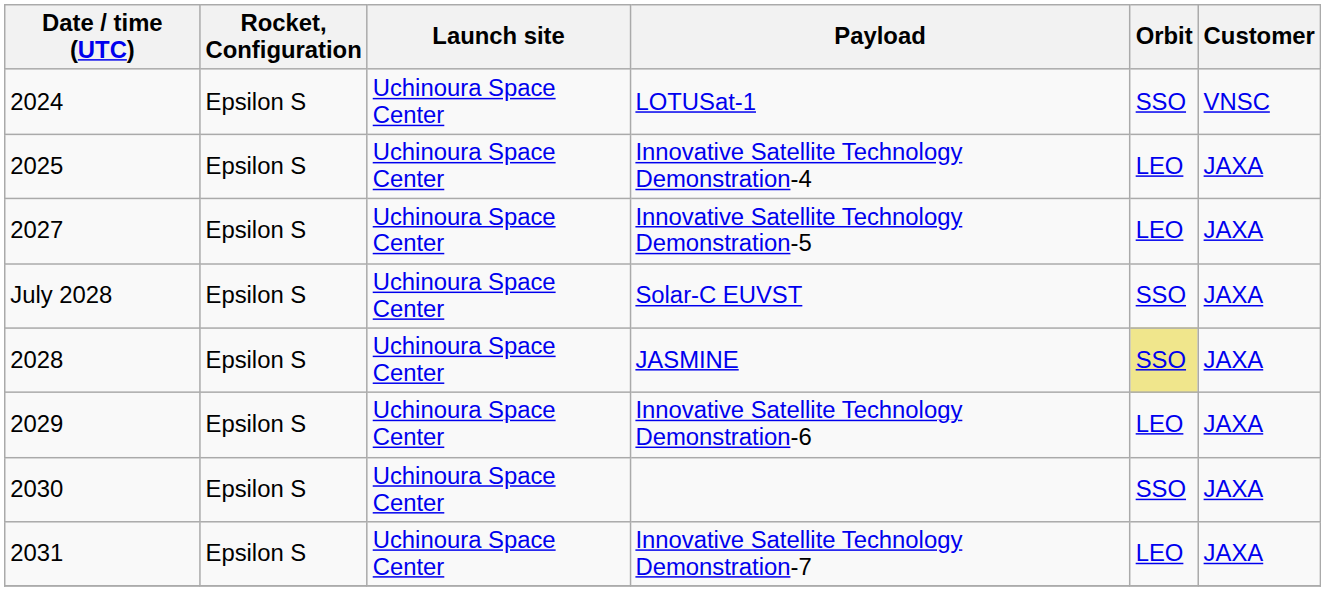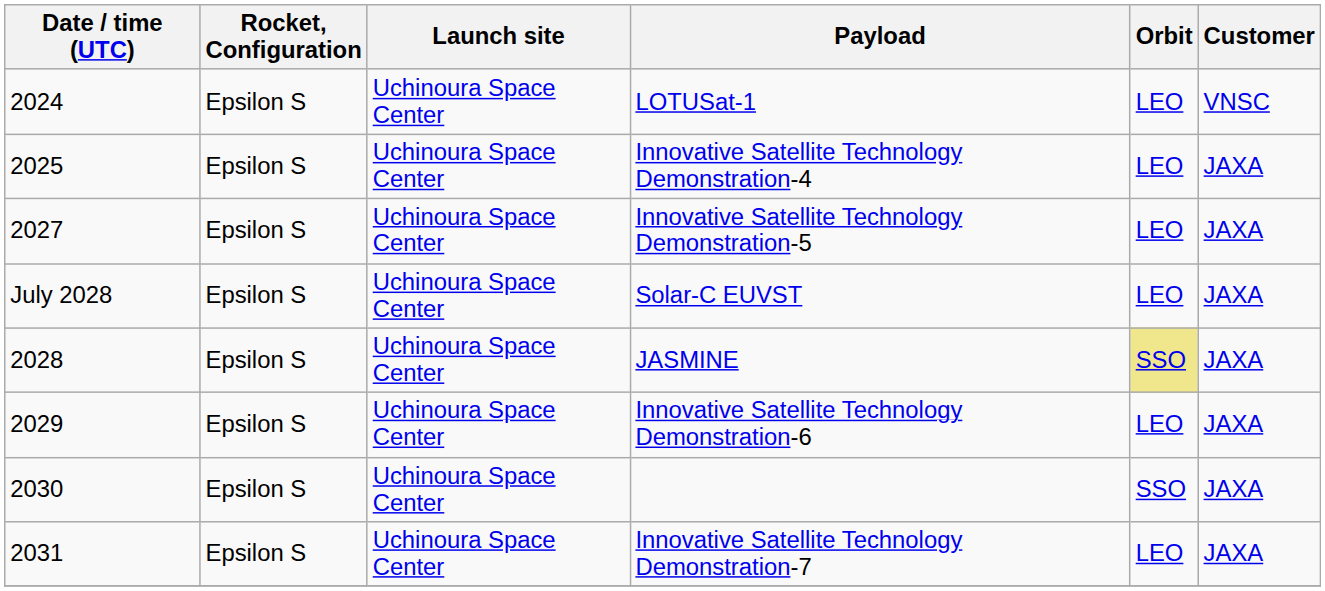(1161, 101) SSO -> (1160, 101) LEO
(1161, 295) SSO -> (1160, 295) LEO
